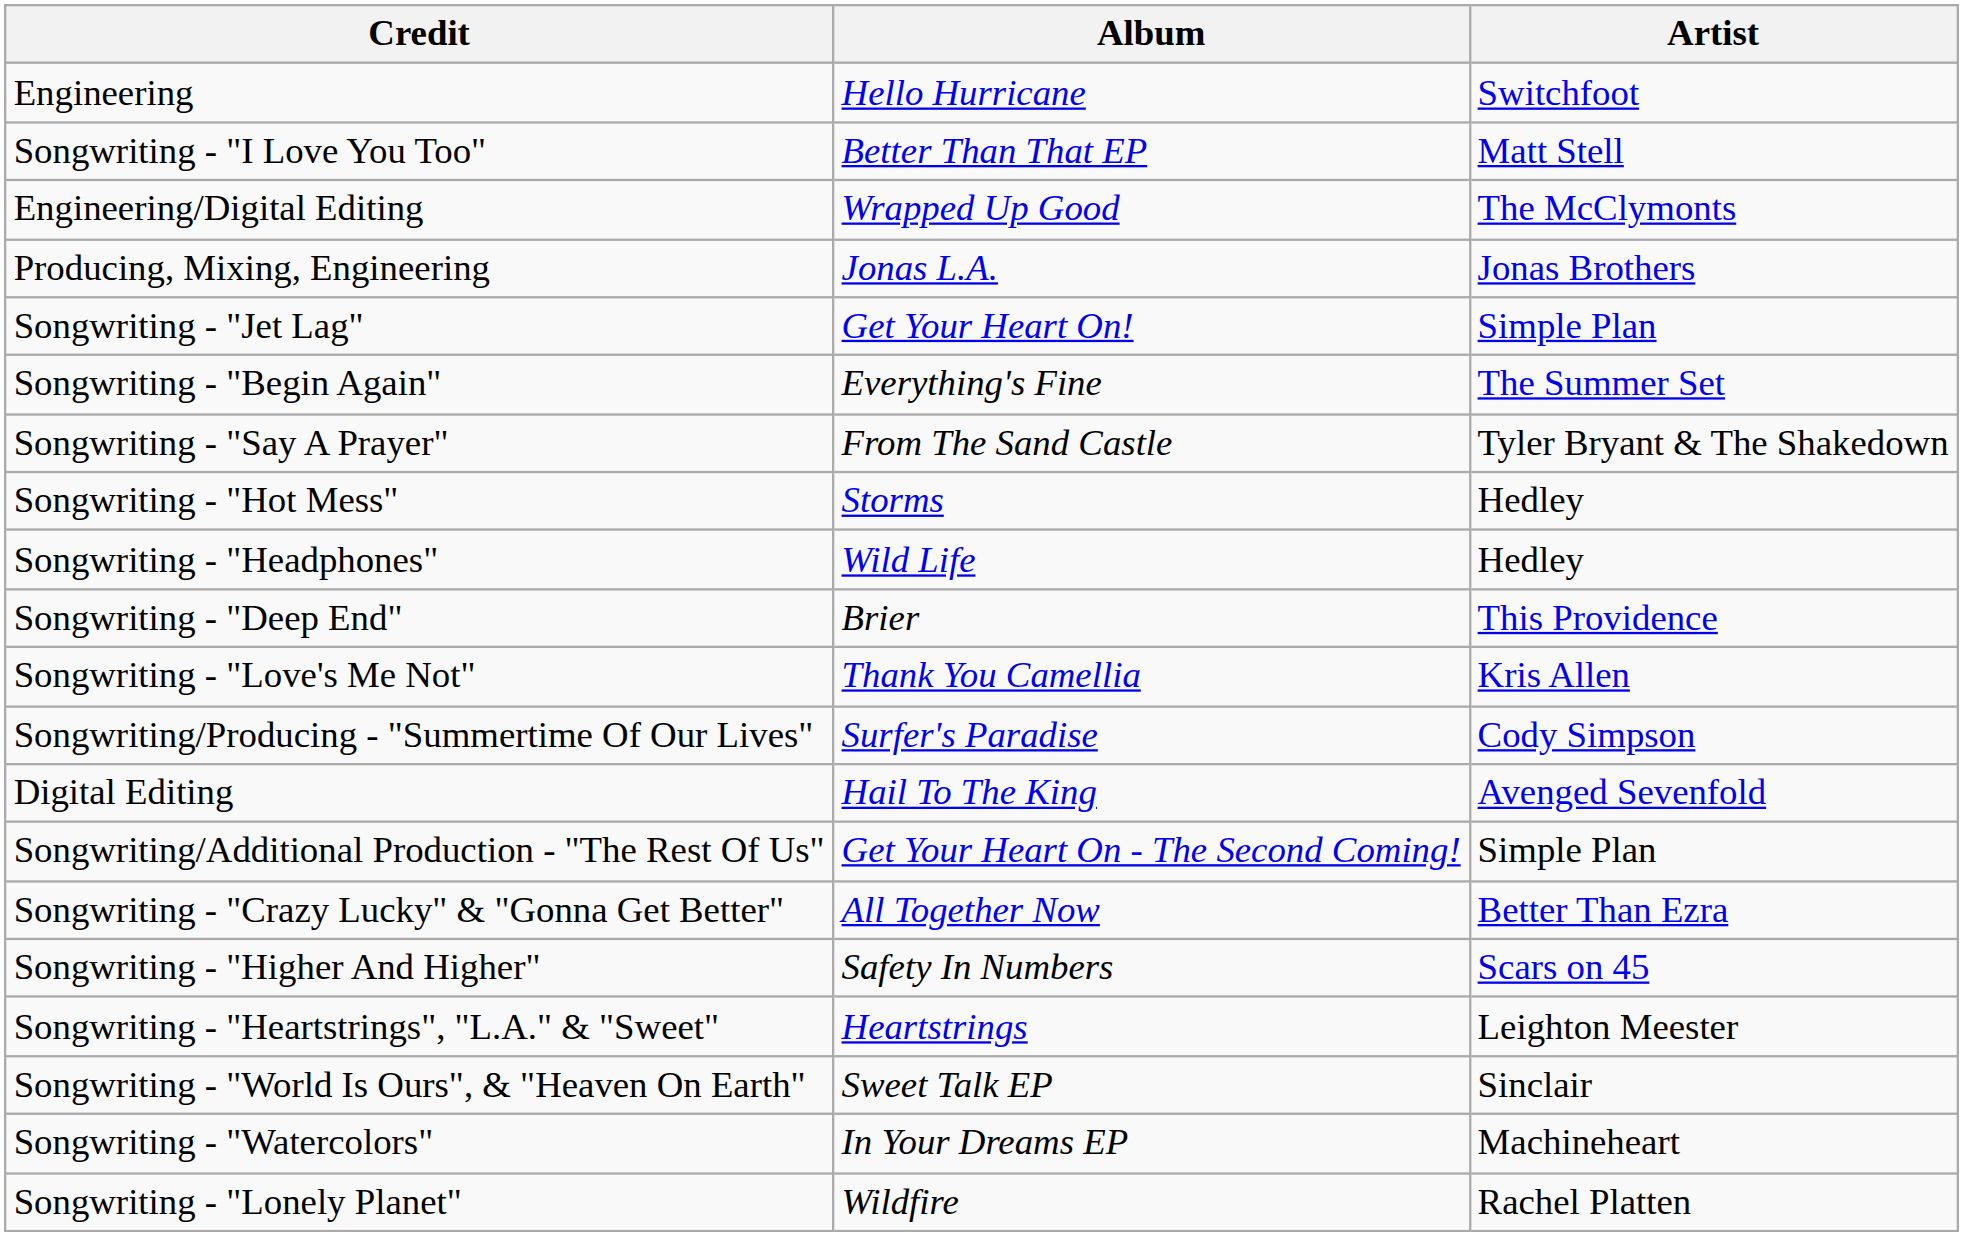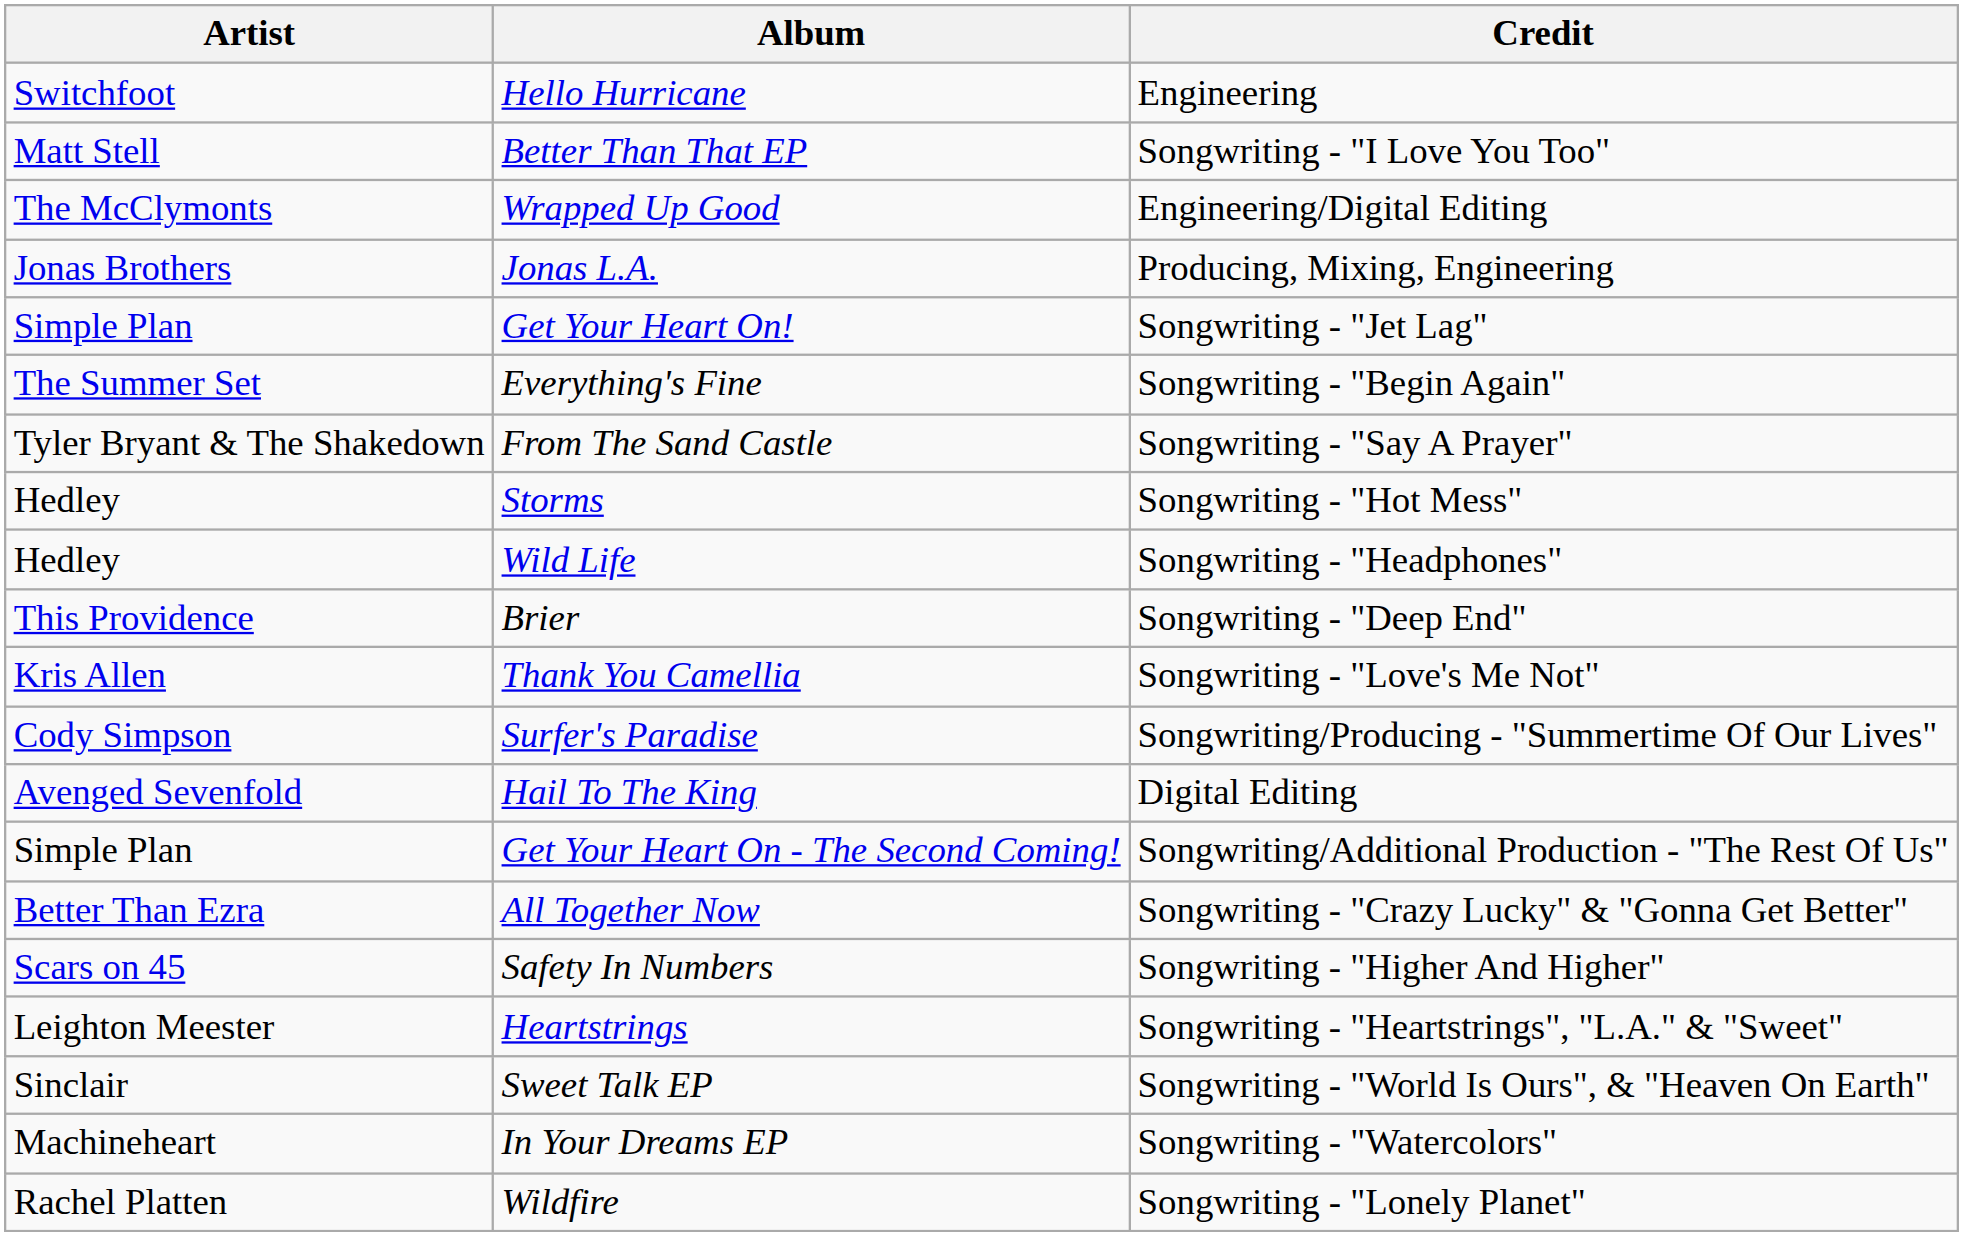columns swapped: (1713, 33) <-> (419, 33)
